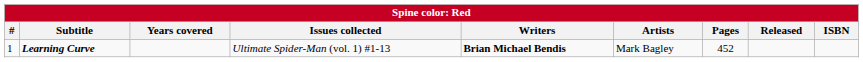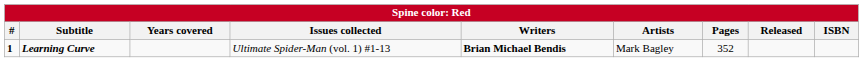(10, 48) normal -> (10, 48) bold
(725, 48) 452 -> (725, 48) 352
